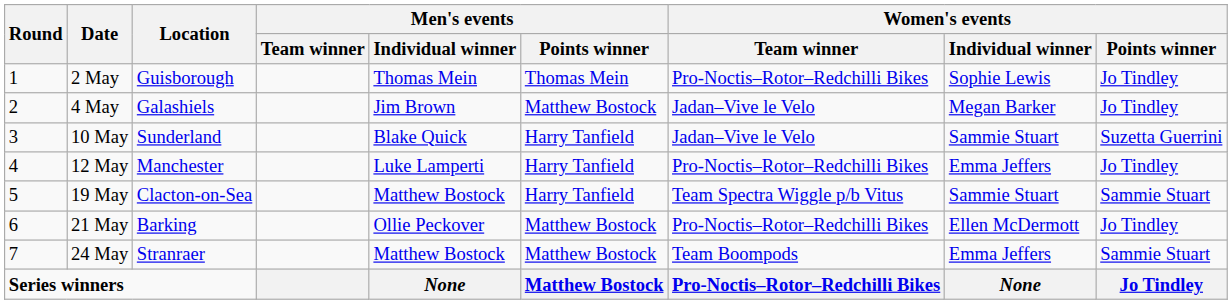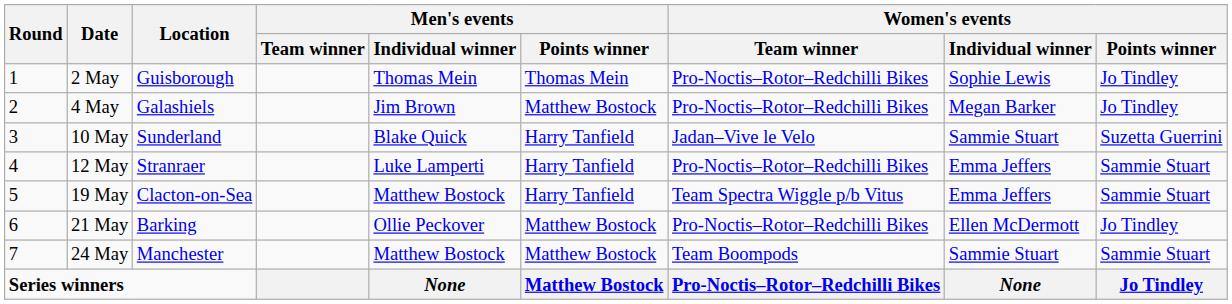(743, 107) Jadan–Vive le Velo -> (800, 107) Pro-Noctis–Rotor–Redchilli Bikes
(180, 166) Manchester -> (171, 166) Stranraer
(1139, 166) Jo Tindley -> (1155, 166) Sammie Stuart
(1004, 195) Sammie Stuart -> (1000, 195) Emma Jeffers
(171, 254) Stranraer -> (180, 254) Manchester
(1000, 254) Emma Jeffers -> (1004, 254) Sammie Stuart
